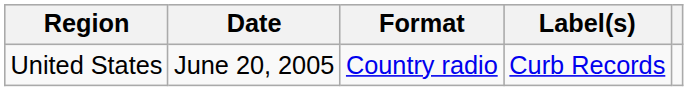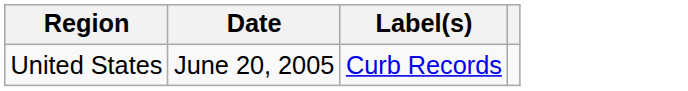- column: (422, 24)
